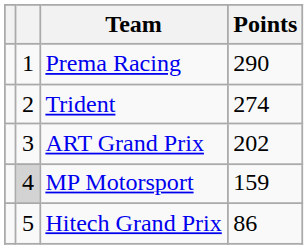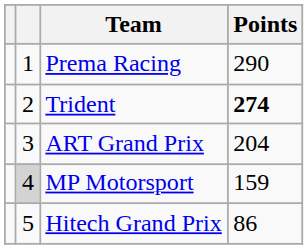(251, 103) normal -> (251, 103) bold
(251, 143) 202 -> (251, 143) 204
